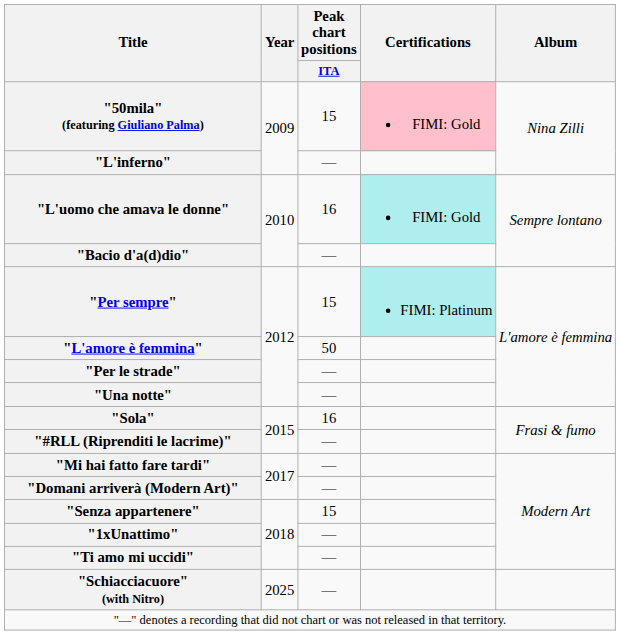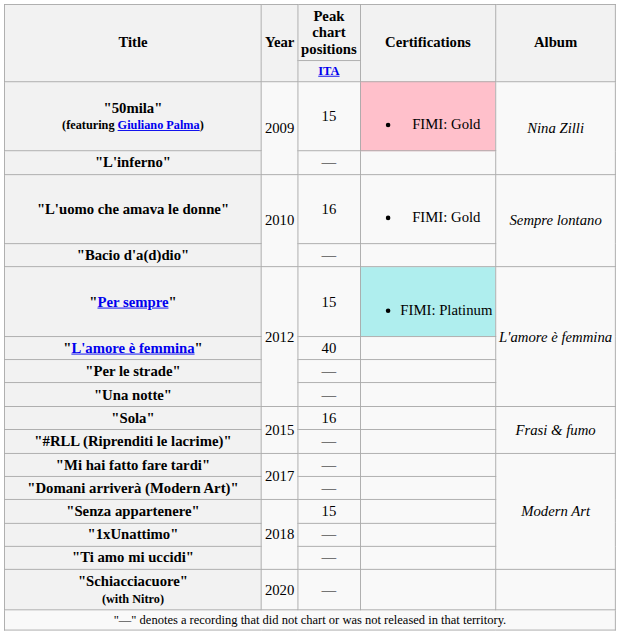(428, 217) paleturquoise background -> (428, 217) no background
(329, 348) 50 -> (329, 348) 40
(280, 589) 2025 -> (280, 589) 2020
